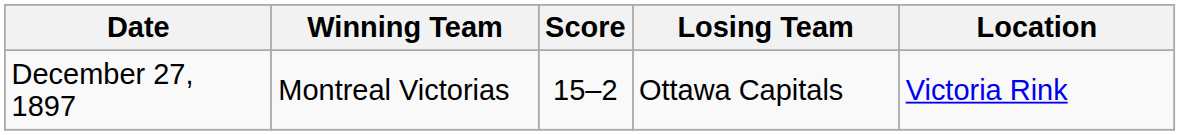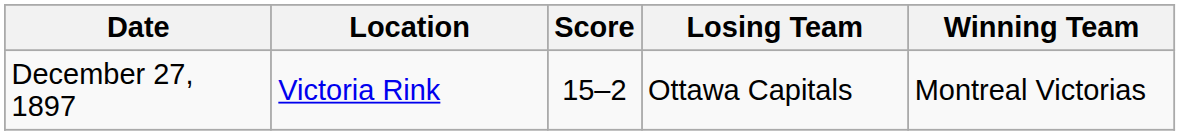columns swapped: (405, 27) <-> (1037, 27)
